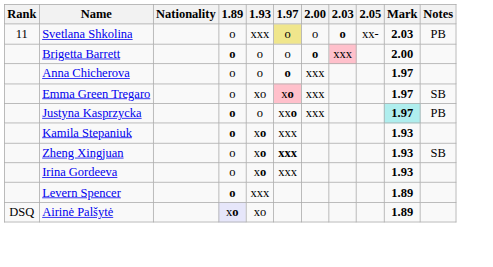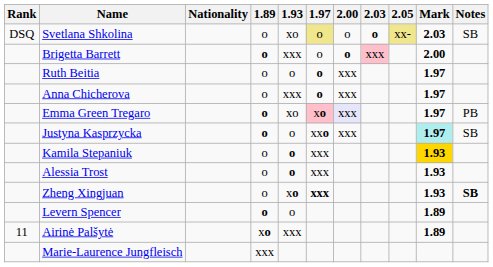(22, 34) 11 -> (22, 34) DSQ
(260, 34) xxx -> (292, 34) xo
(370, 34) no background -> (403, 34) khaki background
(438, 34) PB -> (470, 34) SB
(260, 53) o -> (292, 53) xxx
+ row: (71, 73)
(260, 73) o -> (292, 93) xxx
(232, 93) normal -> (265, 113) bold
(315, 93) no background -> (347, 113) lavender background
(438, 93) SB -> (470, 113) PB
(438, 113) PB -> (470, 133) SB
(232, 133) bold -> (265, 152) normal
(260, 133) xo -> (292, 152) o
(402, 133) no background -> (434, 152) gold background
+ row: (75, 172)
(438, 152) normal -> (470, 192) bold
- row: (80, 172)
(260, 192) xxx -> (292, 212) o
(22, 212) DSQ -> (22, 232) 11
(232, 212) lavender background -> (265, 232) no background
(260, 212) xo -> (292, 232) xxx
+ row: (112, 251)
